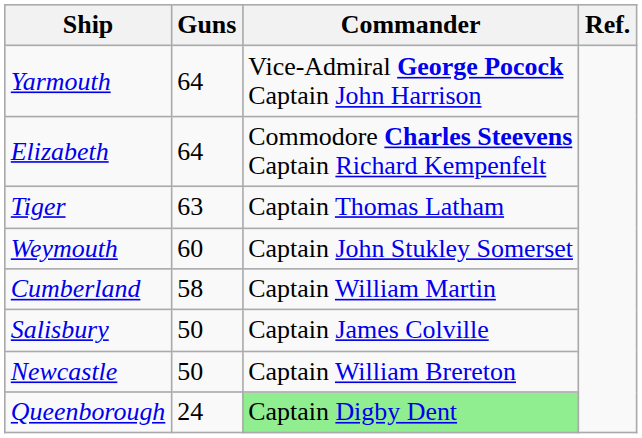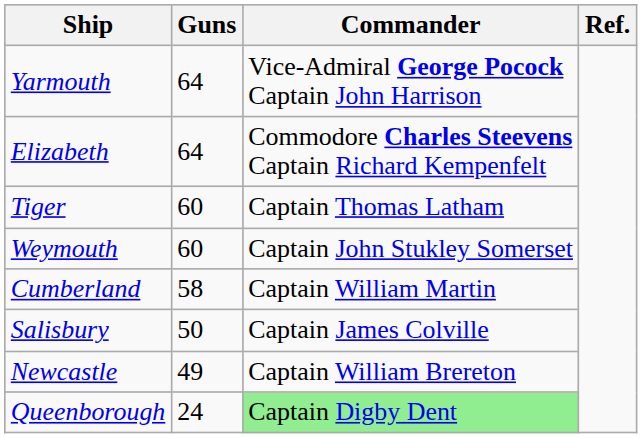(190, 206) 63 -> (190, 206) 60
(190, 371) 50 -> (190, 371) 49
